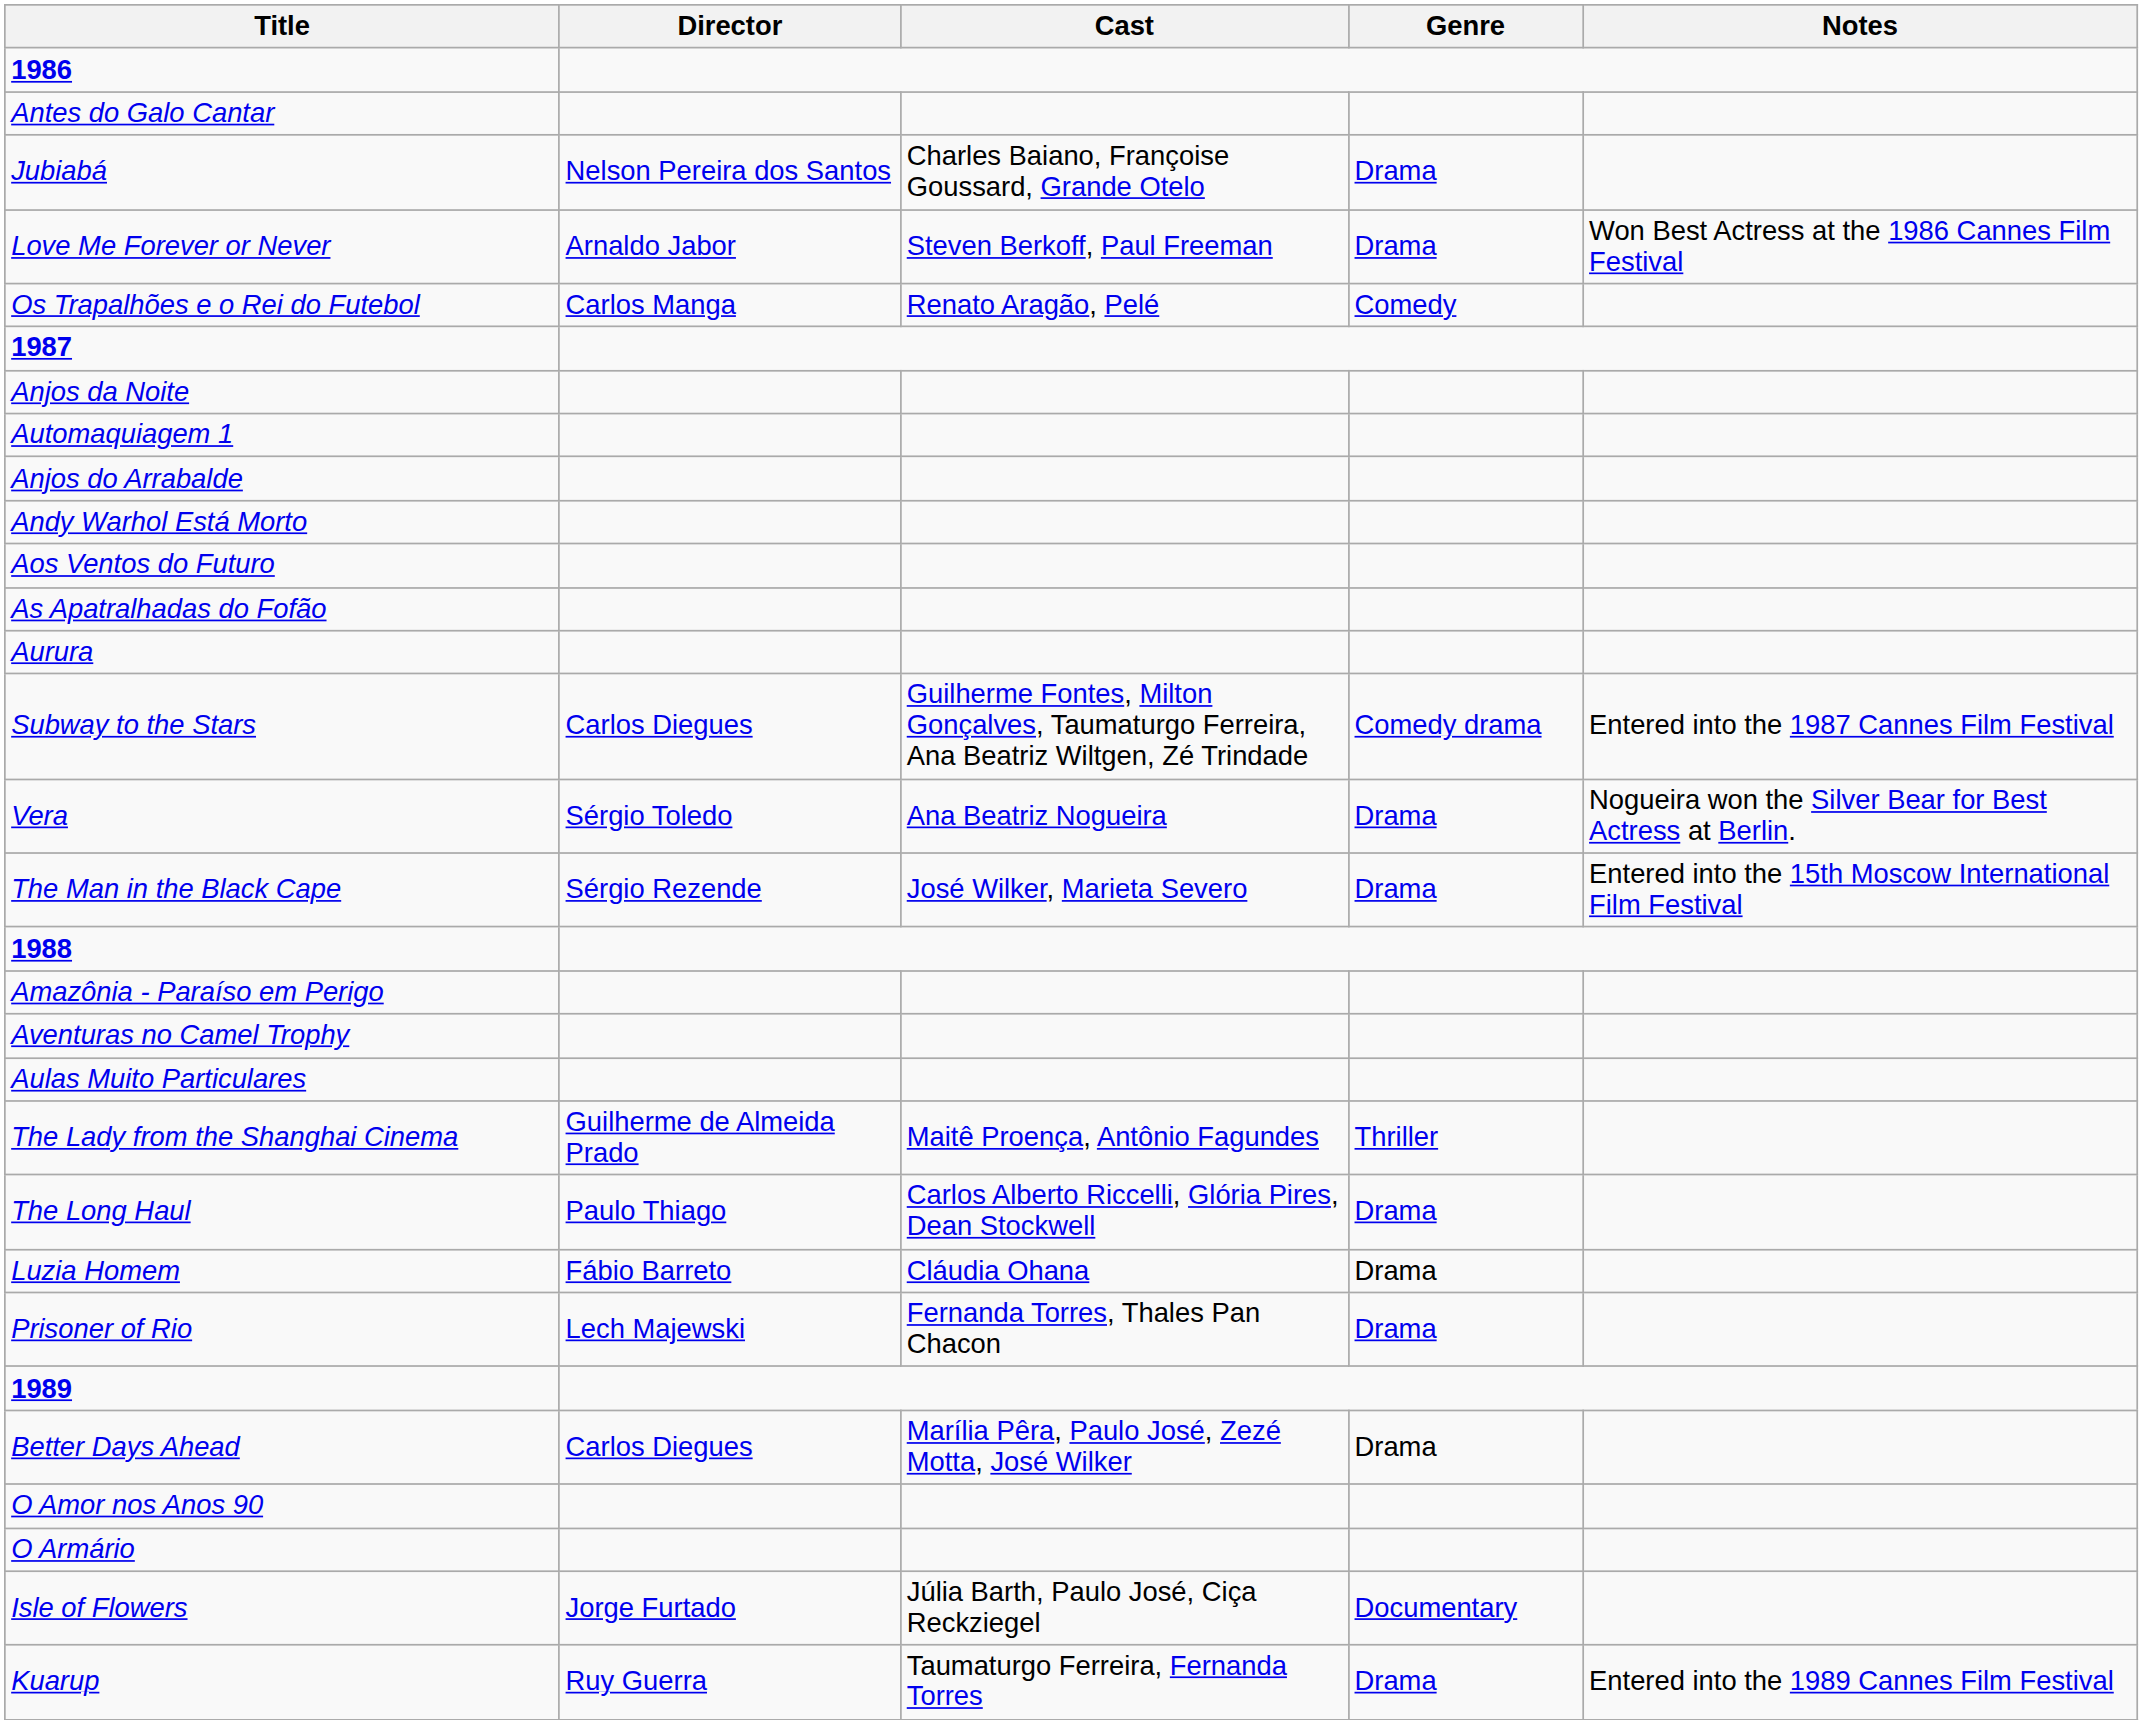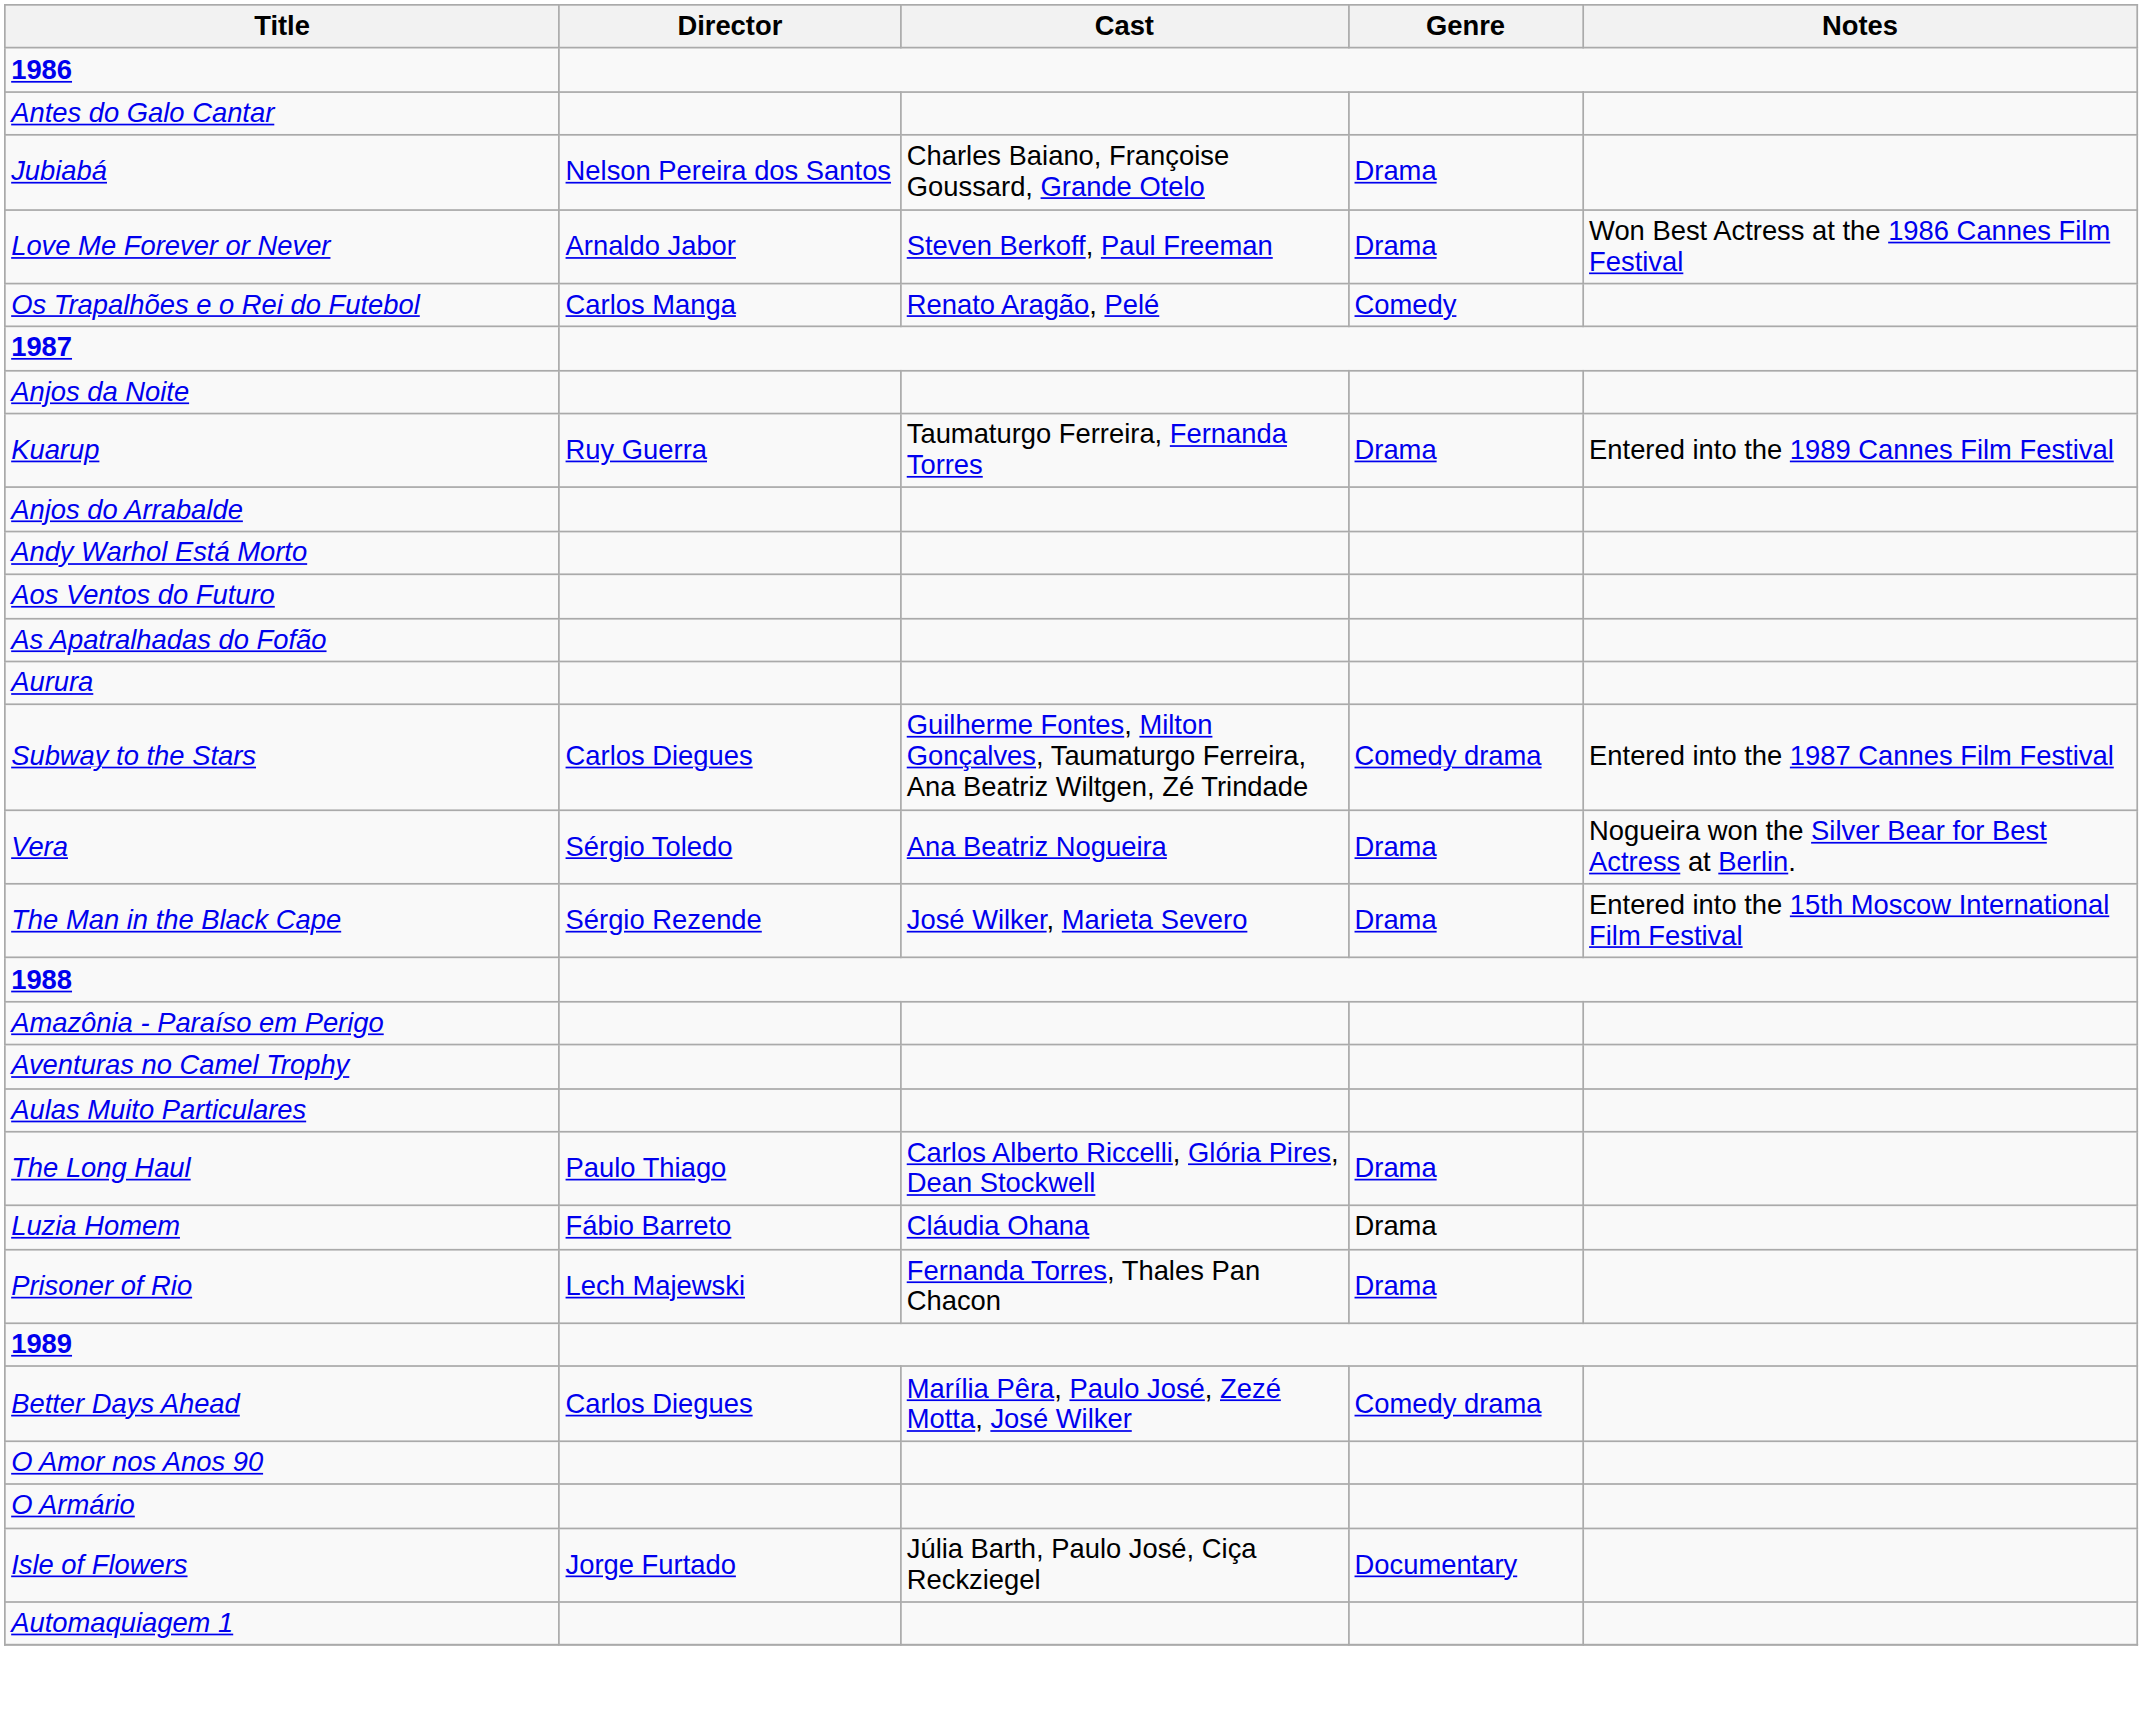rows swapped: (122, 434) <-> (55, 1681)
- row: (235, 1137)
(1396, 1446) Drama -> (1448, 1403) Comedy drama
